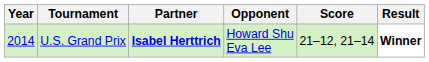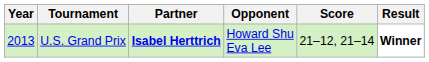(21, 41) 2014 -> (21, 41) 2013
